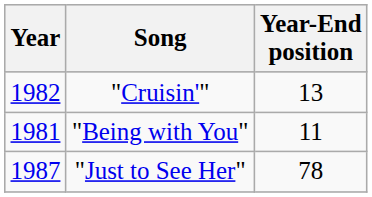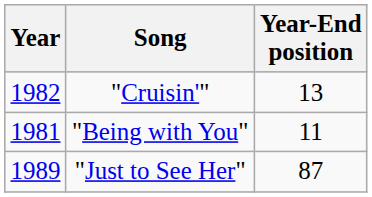(35, 171) 1987 -> (35, 171) 1989
(311, 171) 78 -> (311, 171) 87
